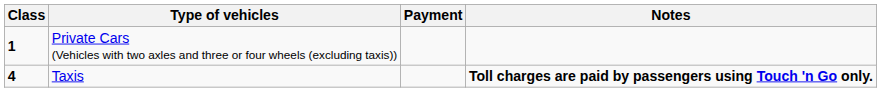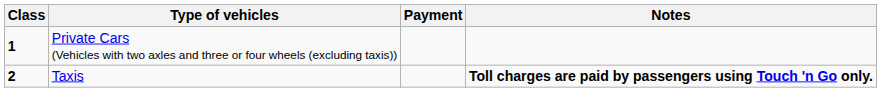(12, 76) 4 -> (12, 76) 2
